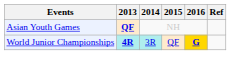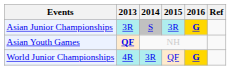+ row: (60, 27)
(128, 42) bold -> (128, 58) normal
